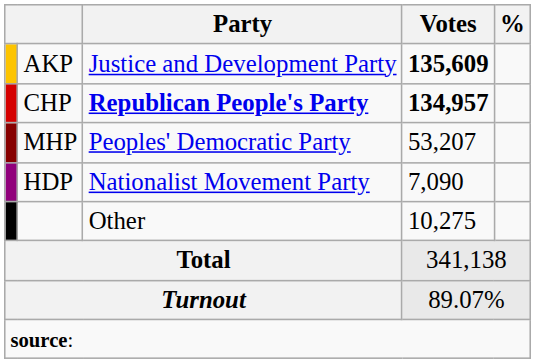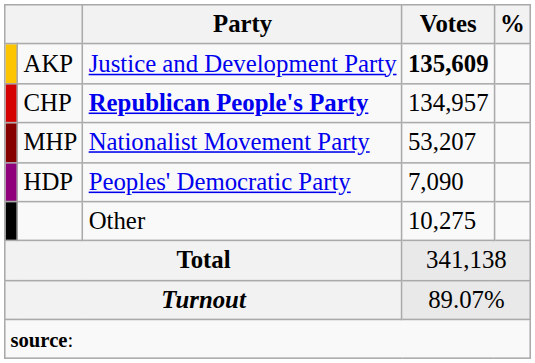(448, 102) bold -> (448, 102) normal
(220, 142) Peoples' Democratic Party -> (229, 142) Nationalist Movement Party
(229, 181) Nationalist Movement Party -> (220, 181) Peoples' Democratic Party
